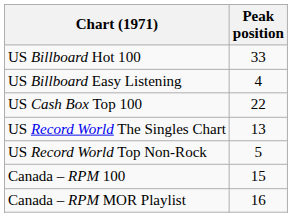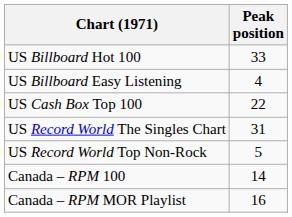(258, 128) 13 -> (258, 128) 31
(258, 176) 15 -> (258, 176) 14
